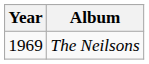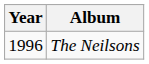(26, 45) 1969 -> (26, 45) 1996
